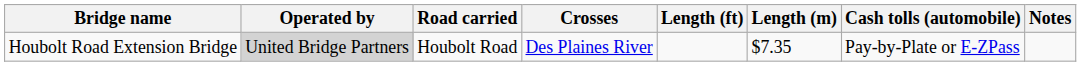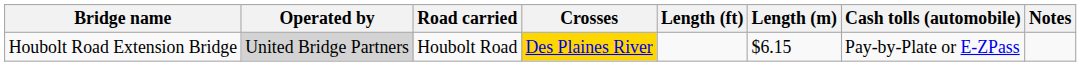(589, 46) no background -> (589, 46) gold background
(772, 46) $7.35 -> (772, 46) $6.15
